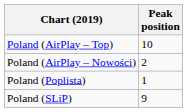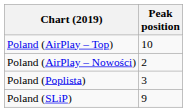(144, 80) 1 -> (144, 80) 3
